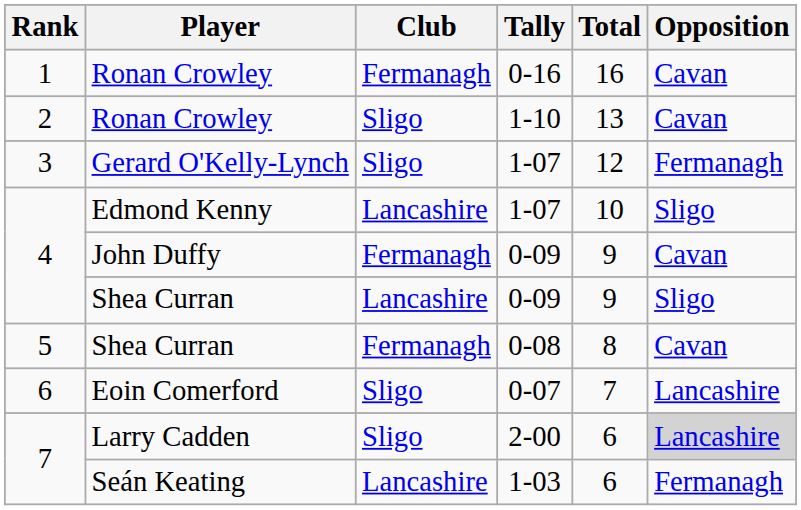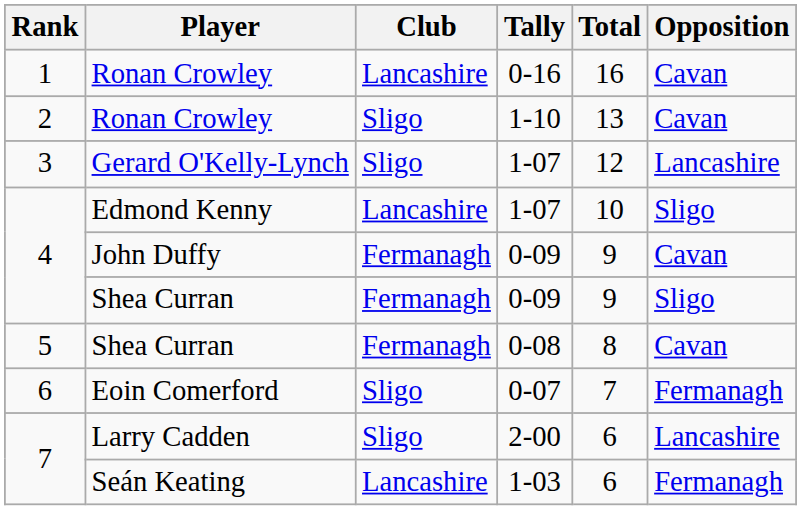(426, 72) Fermanagh -> (425, 72) Lancashire
(719, 163) Fermanagh -> (717, 163) Lancashire
(425, 299) Lancashire -> (426, 299) Fermanagh
(717, 390) Lancashire -> (719, 390) Fermanagh
(717, 436) lightgrey background -> (717, 436) no background
